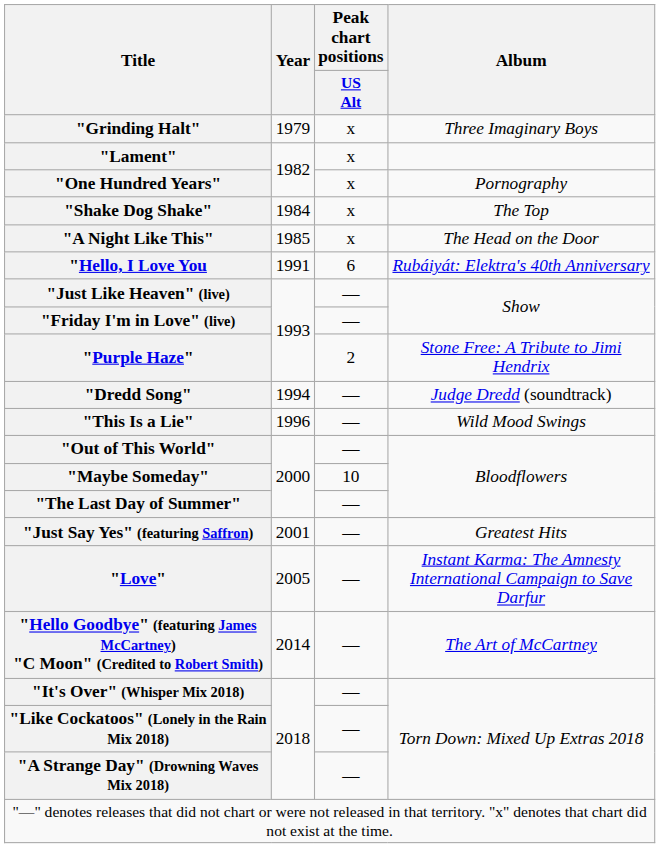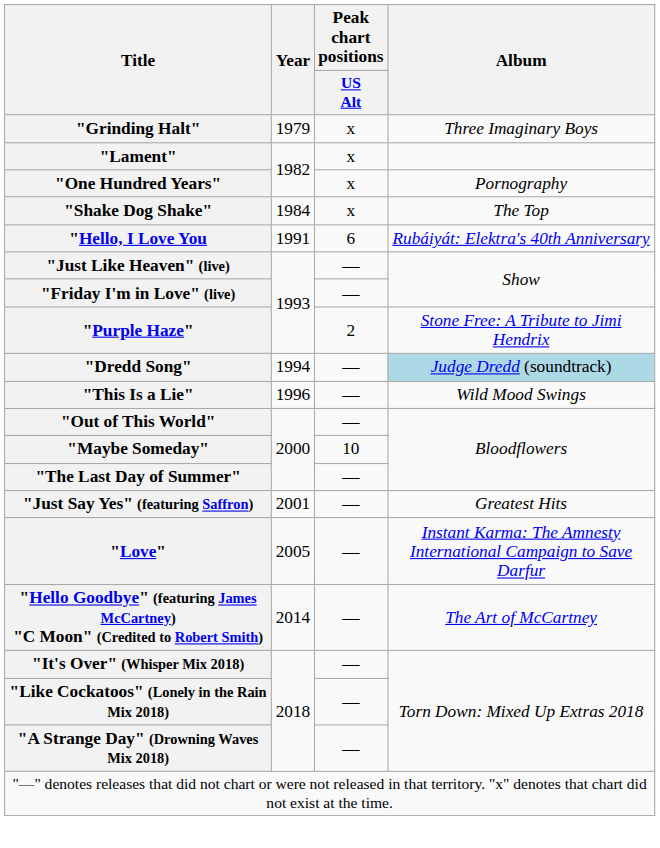- row: (138, 238)
(521, 394) no background -> (521, 367) lightblue background
